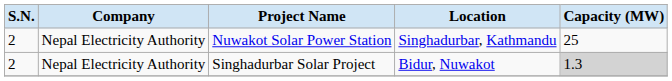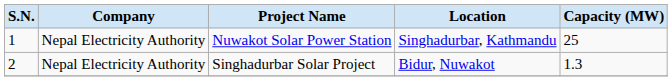(12, 40) 2 -> (12, 40) 1
(573, 64) lightgrey background -> (573, 64) no background
